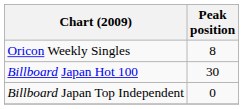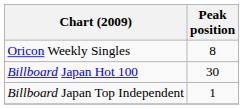(213, 93) 0 -> (213, 93) 1
